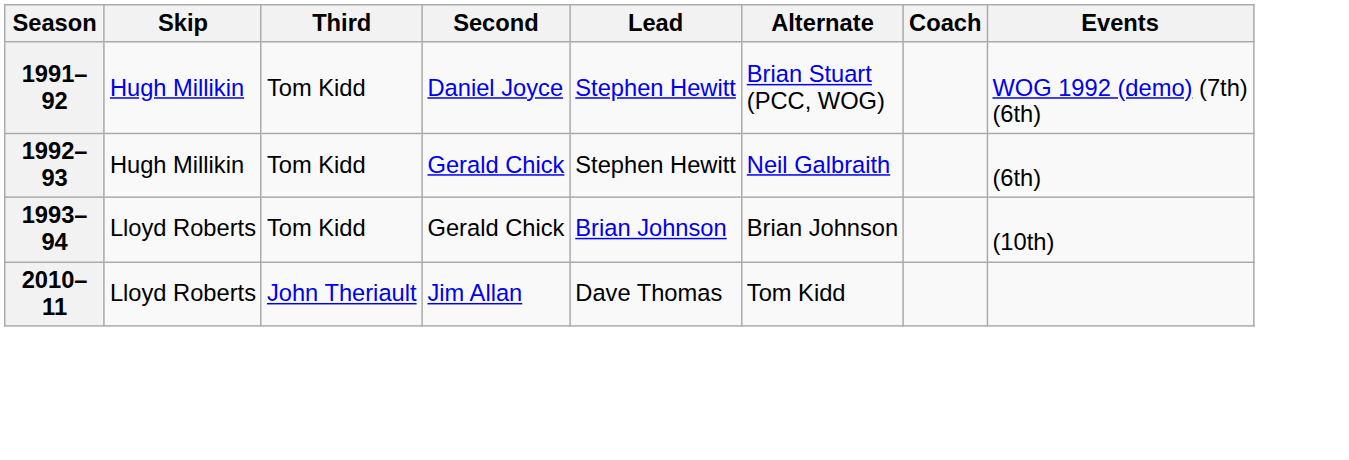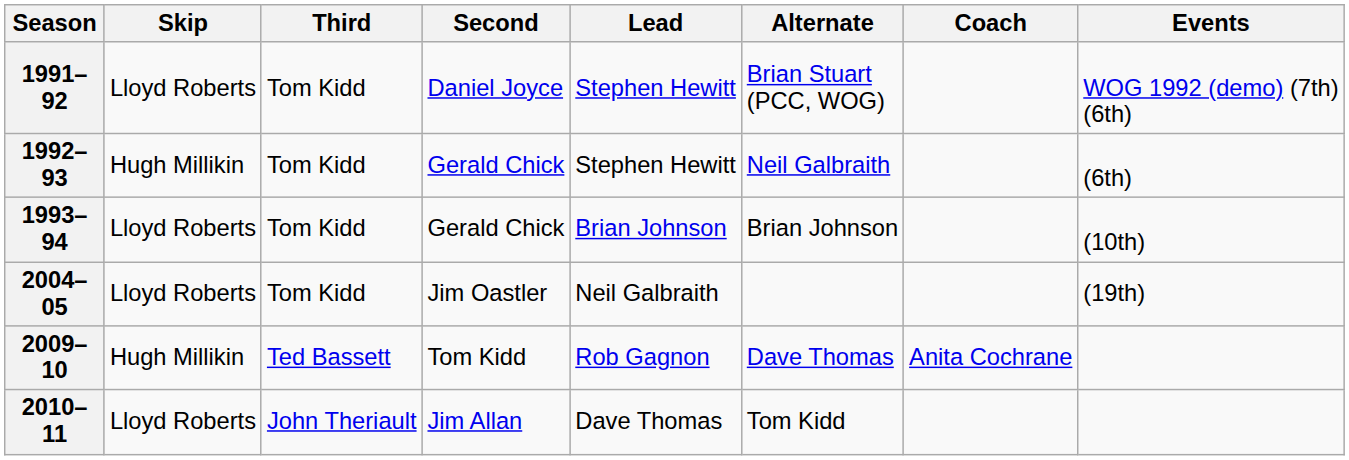(177, 87) Hugh Millikin -> (183, 87) Lloyd Roberts
+ row: (55, 293)
+ row: (55, 357)
